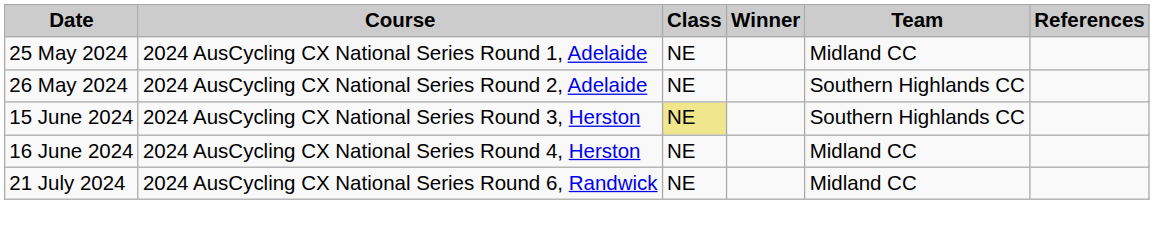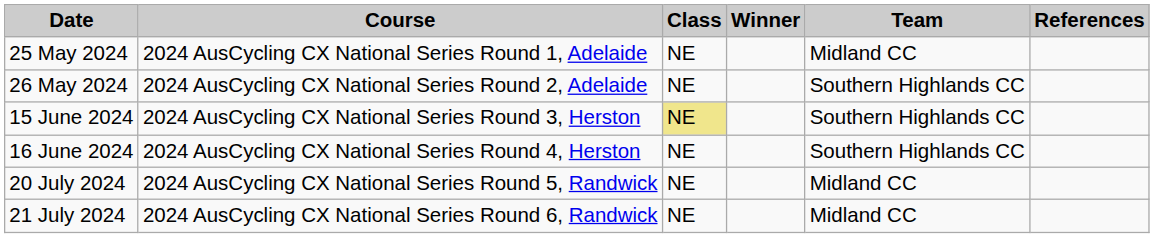(863, 150) Midland CC -> (917, 150) Southern Highlands CC
+ row: (67, 183)
